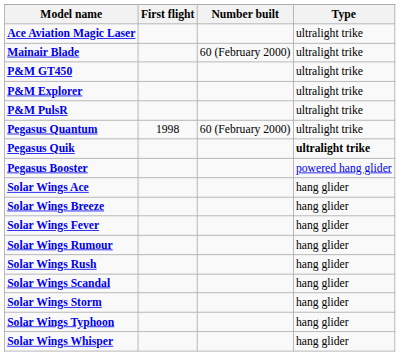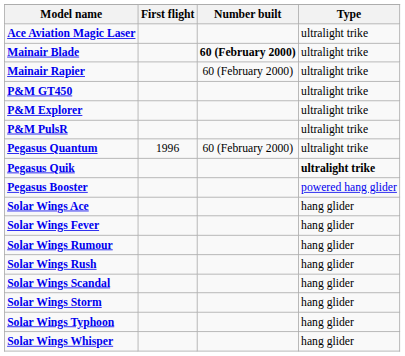(245, 52) normal -> (248, 52) bold
+ row: (46, 72)
(168, 129) 1998 -> (168, 149) 1996
- row: (56, 206)
